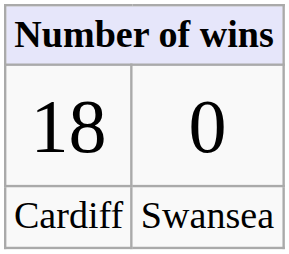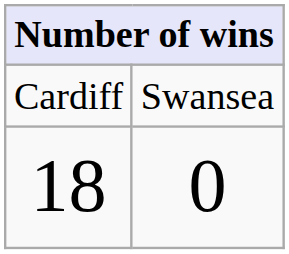rows swapped: (69, 215) <-> (69, 125)
